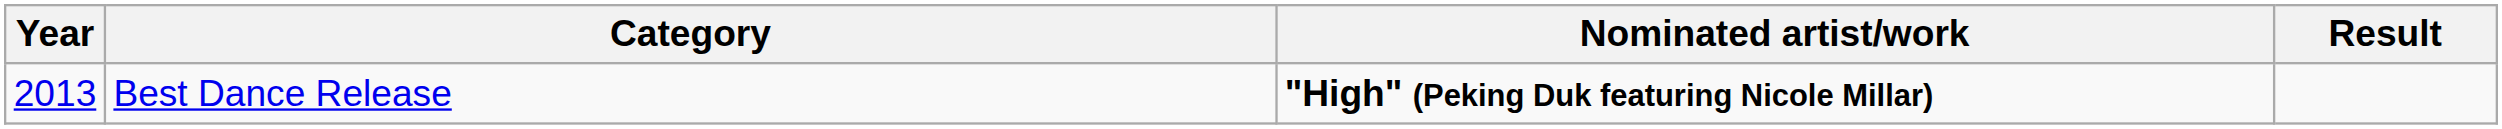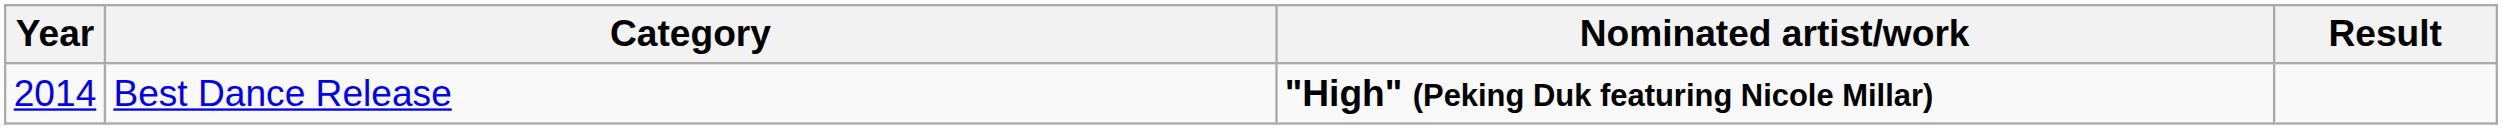(55, 92) 2013 -> (55, 92) 2014
